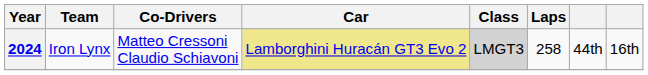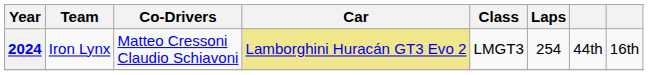(499, 49) lightgrey background -> (499, 49) no background
(549, 49) 258 -> (549, 49) 254
